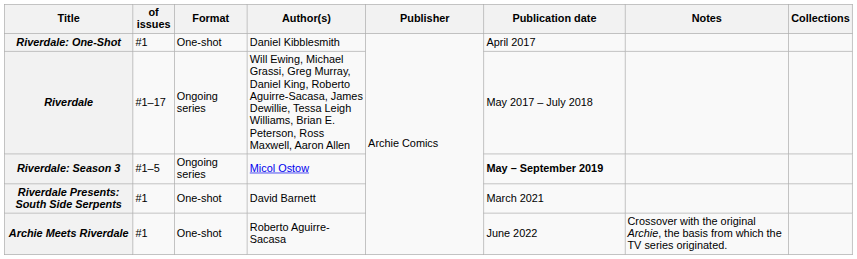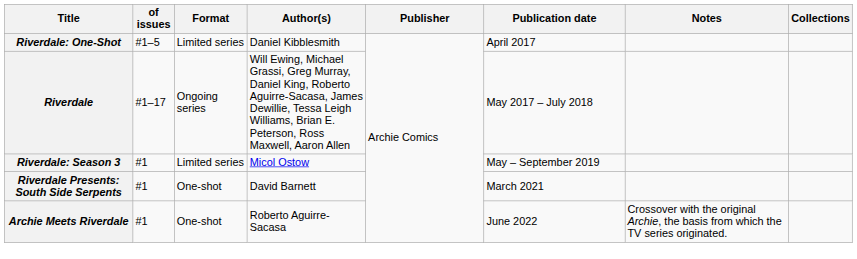(142, 42) #1 -> (148, 42) #1–5
(199, 42) One-shot -> (210, 42) Limited series
(148, 168) #1–5 -> (142, 162) #1
(197, 168) Ongoing series -> (210, 162) Limited series
(545, 168) bold -> (543, 162) normal
